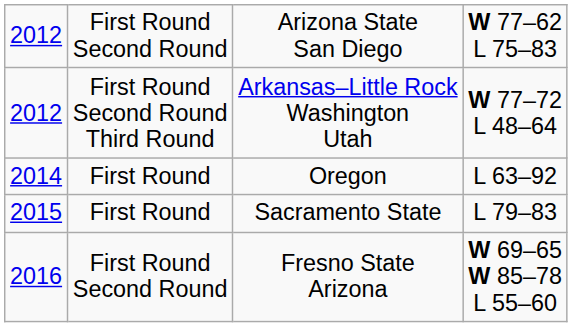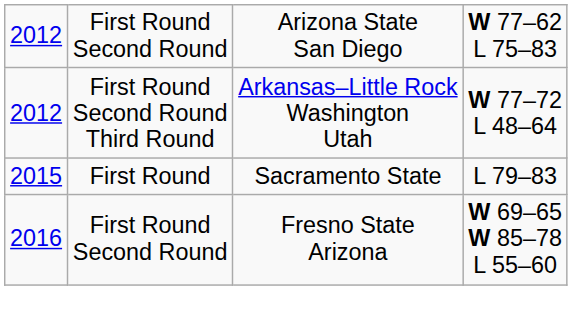- row: (348, 175)
